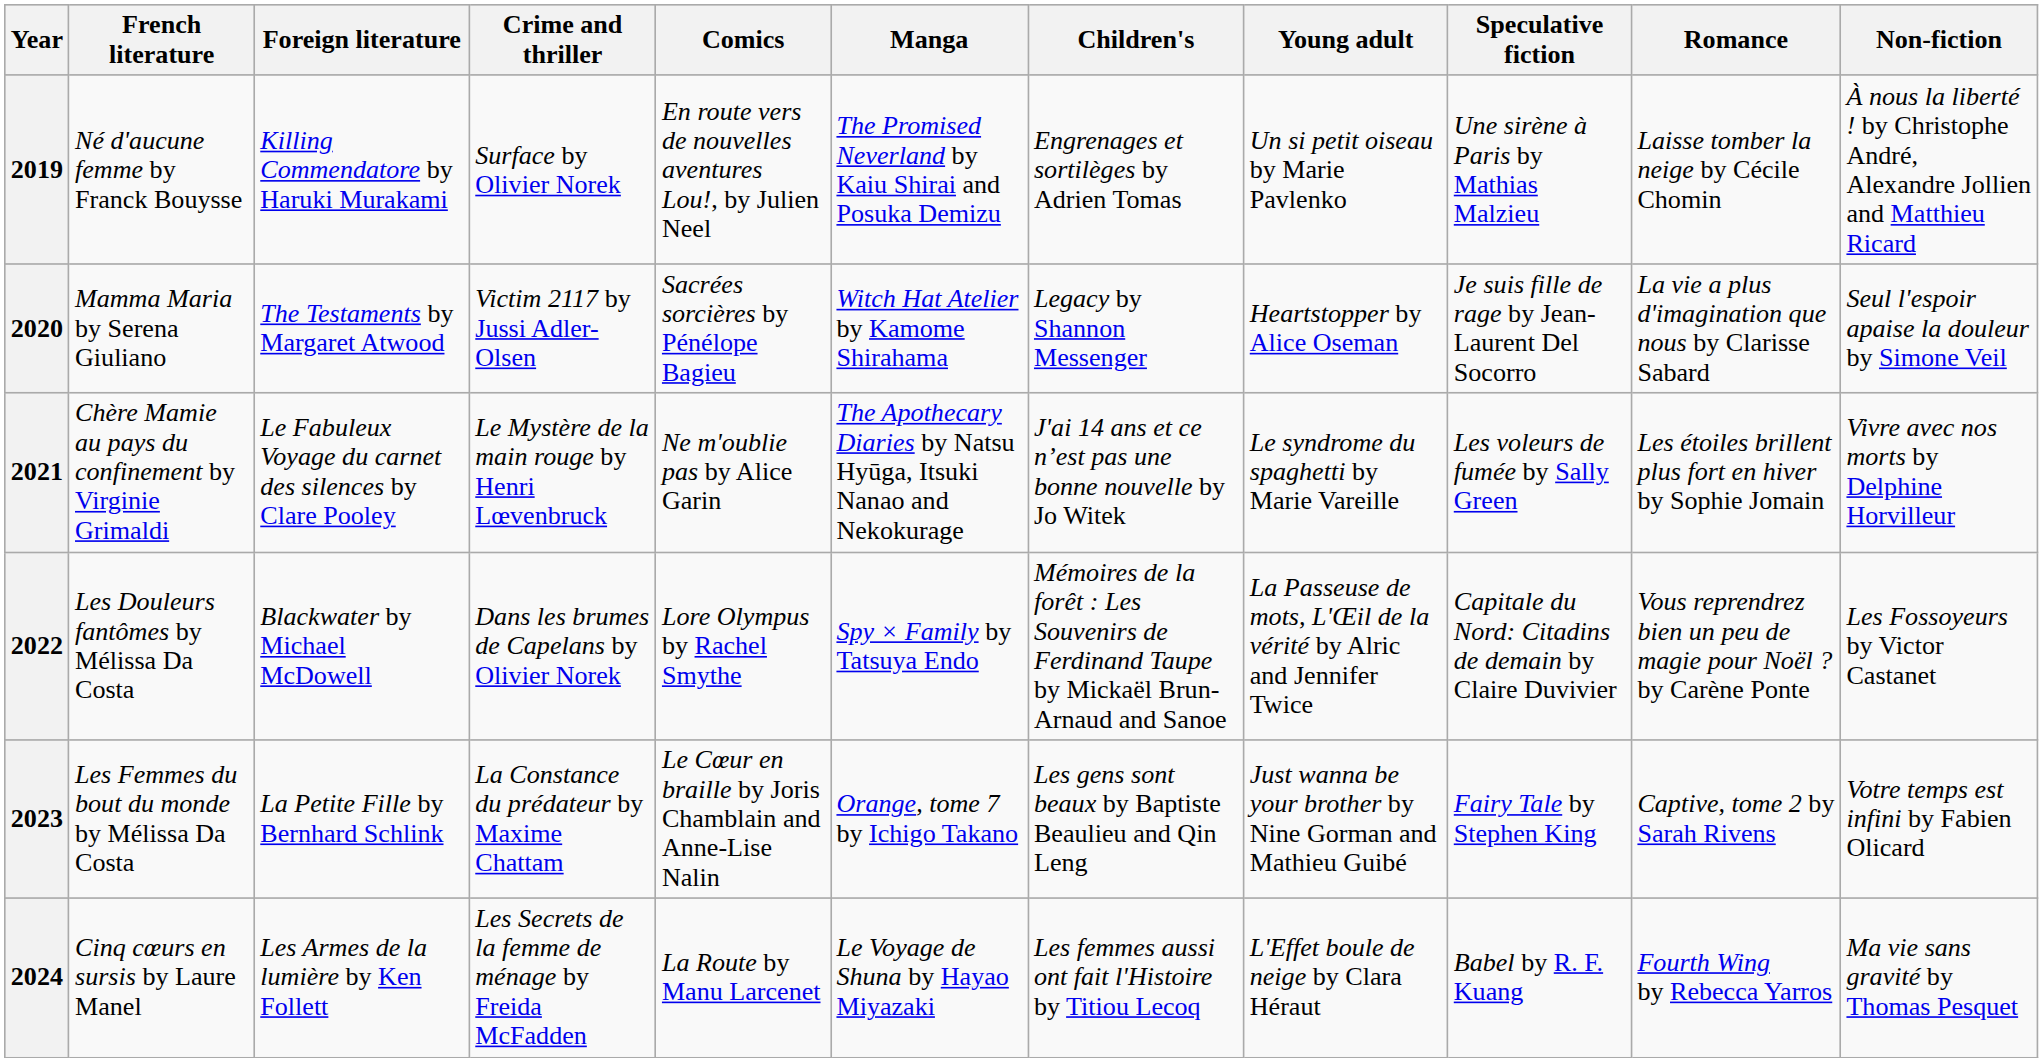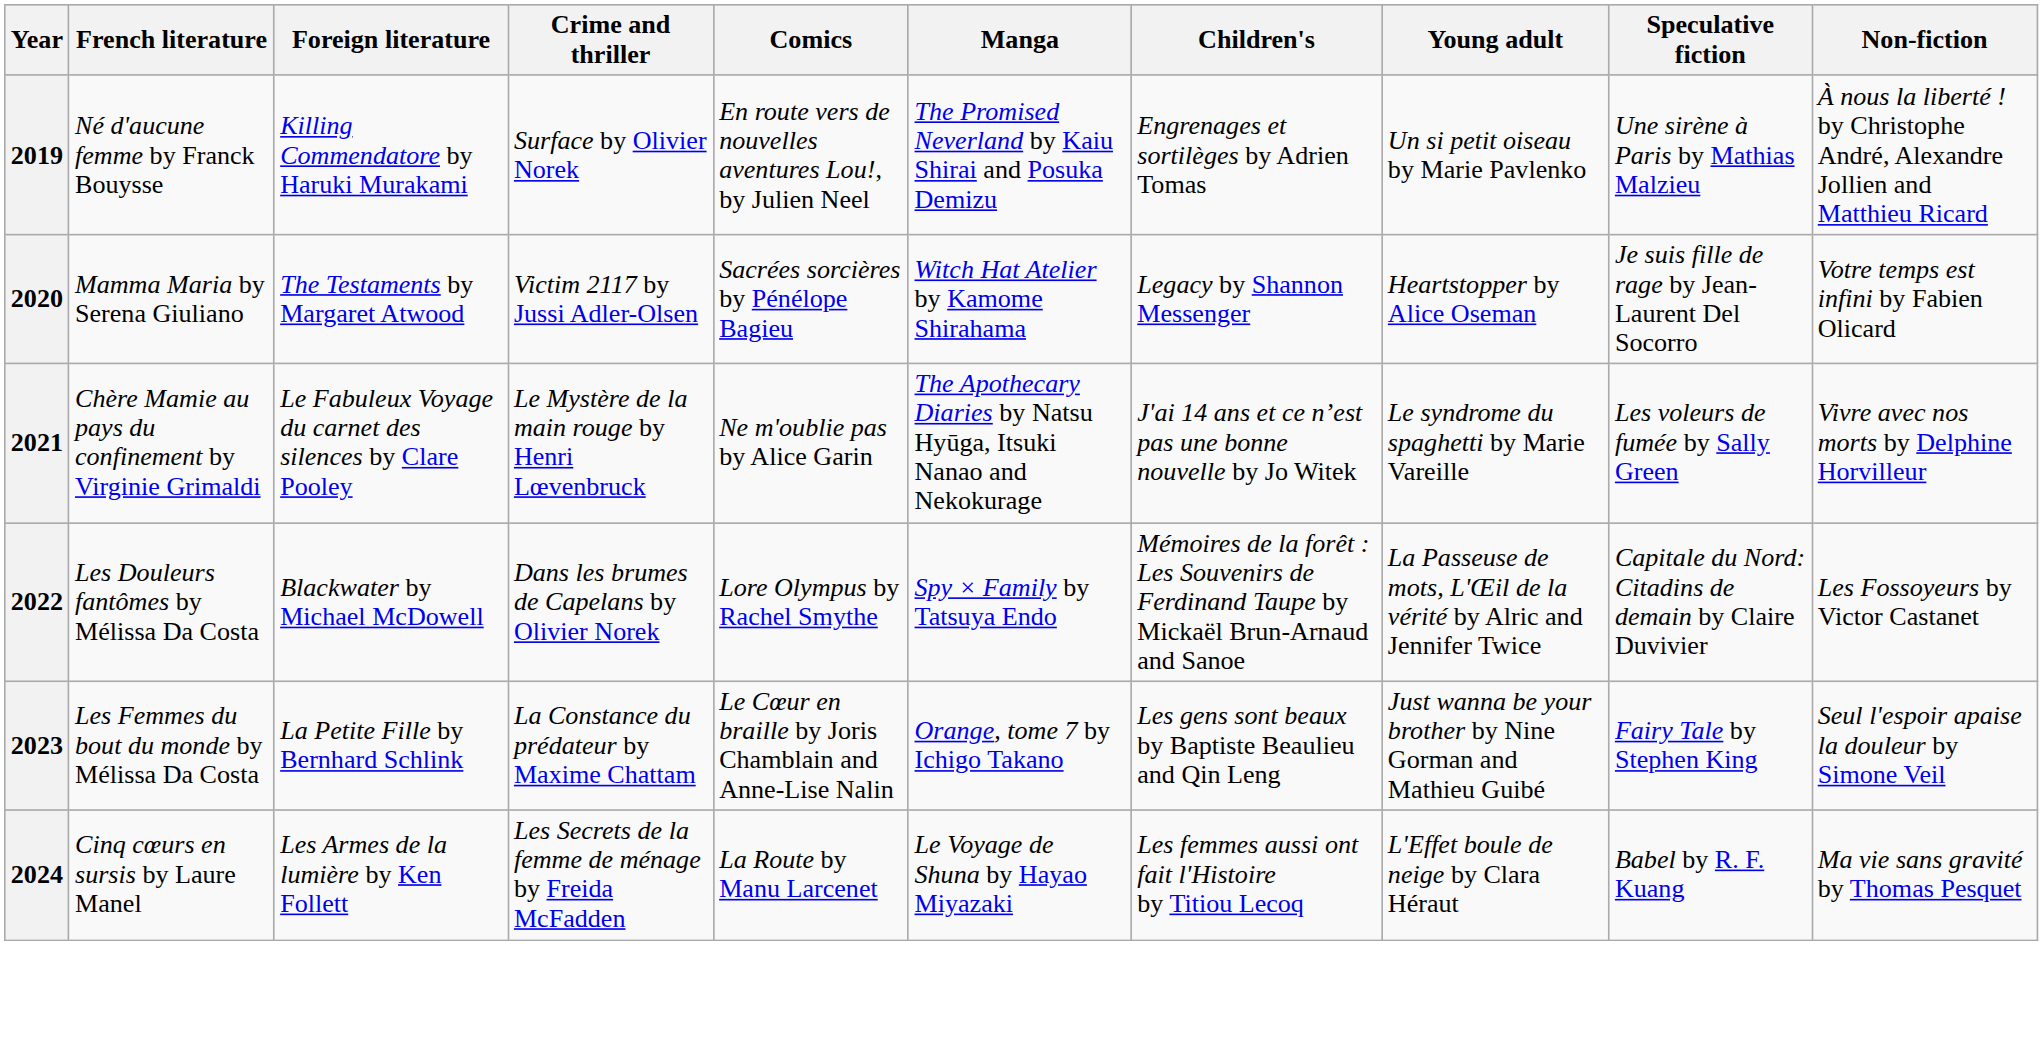- column: (1736, 39)
(1938, 327) Seul l'espoir apaise la douleur by Simone Veil -> (1900, 298) Votre temps est infini by Fabien Olicard
(1929, 818) Votre temps est infini by Fabien Olicard -> (1920, 745) Seul l'espoir apaise la douleur by Simone Veil
